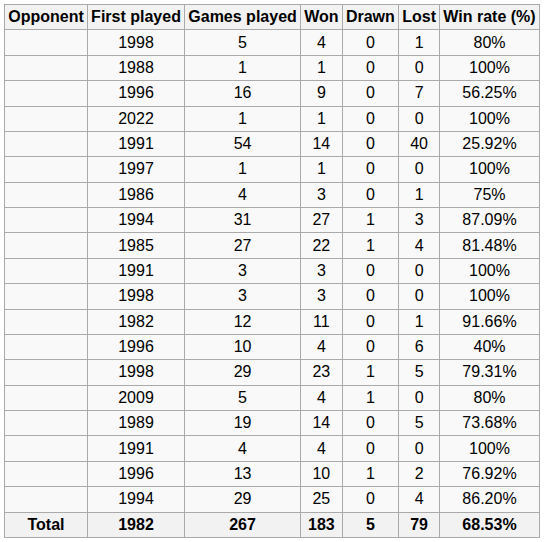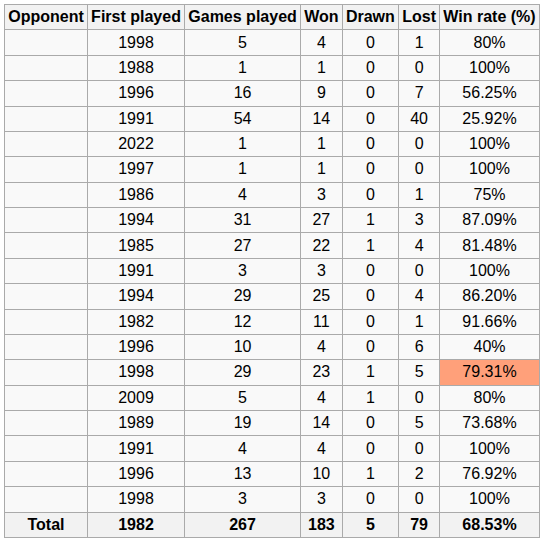rows swapped: (136, 144) <-> (136, 118)
rows swapped: (136, 296) <-> (136, 499)
(489, 372) no background -> (489, 372) lightsalmon background
